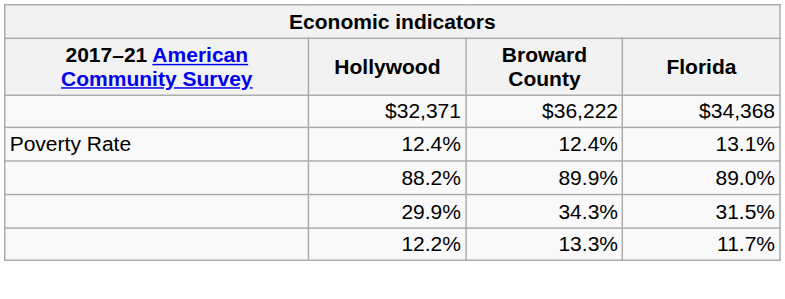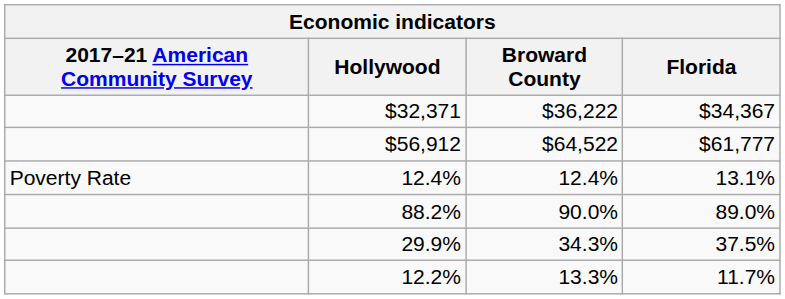(737, 112) $34,368 -> (737, 112) $34,367
+ row: (423, 145)
(588, 178) 89.9% -> (588, 211) 90.0%
(745, 211) 31.5% -> (745, 244) 37.5%
